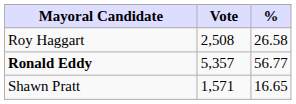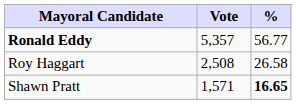rows swapped: (50, 63) <-> (46, 39)
(271, 87) normal -> (271, 87) bold
